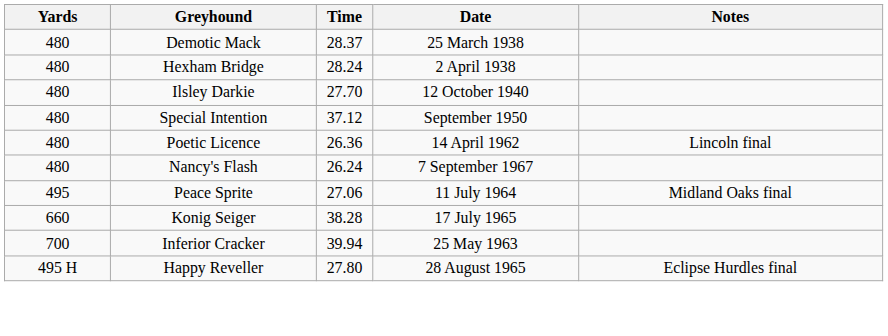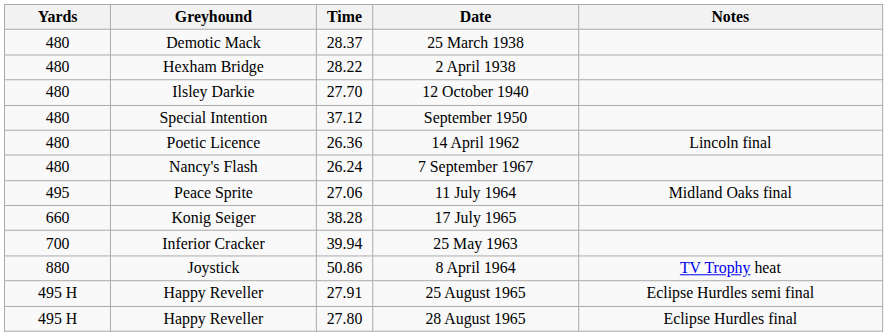(344, 67) 28.24 -> (344, 67) 28.22
+ row: (476, 268)
+ row: (476, 293)
